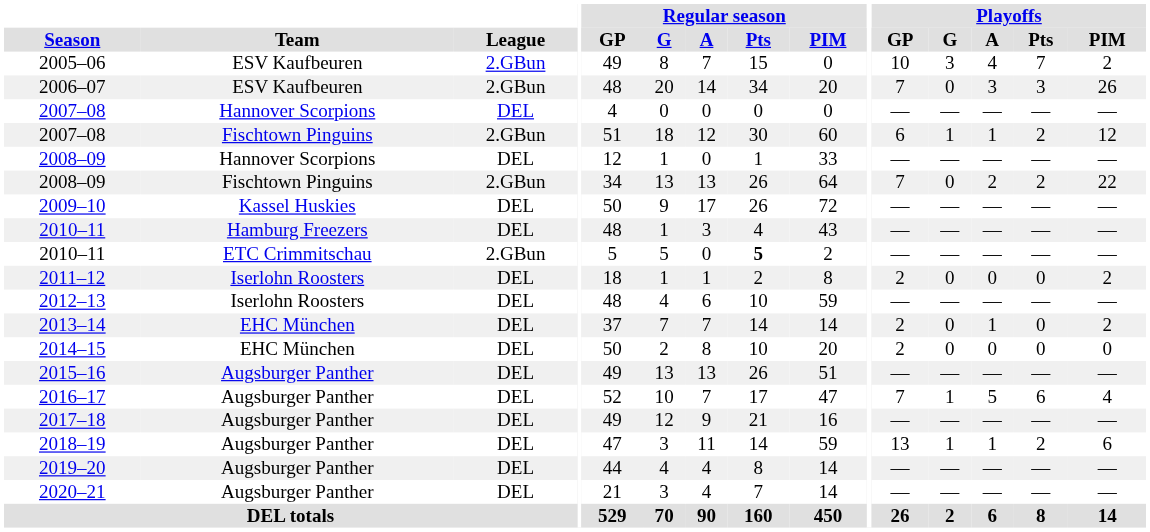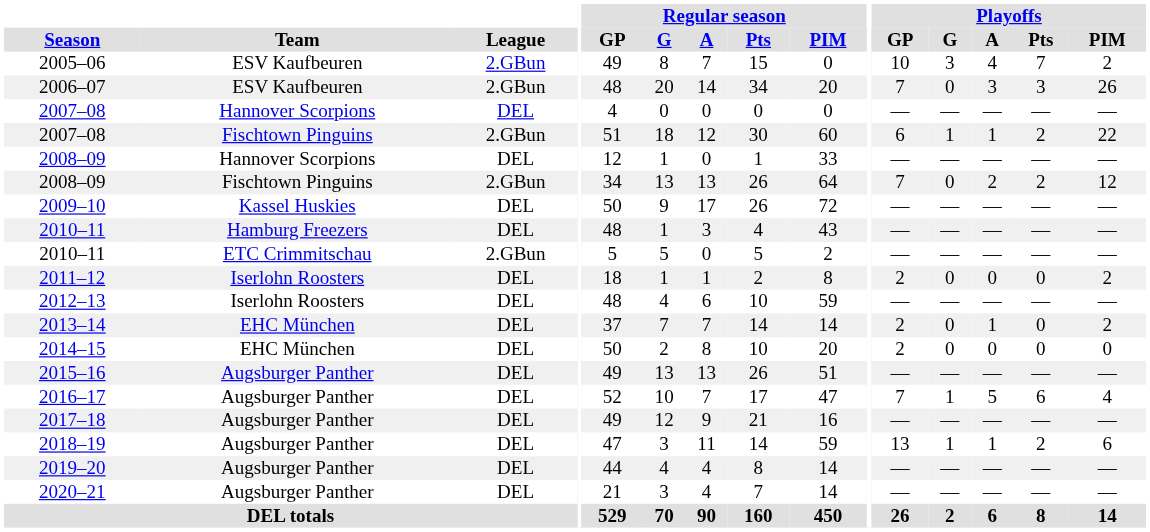(1107, 134) 12 -> (1107, 134) 22
(1107, 182) 22 -> (1107, 182) 12
(758, 253) bold -> (758, 253) normal
